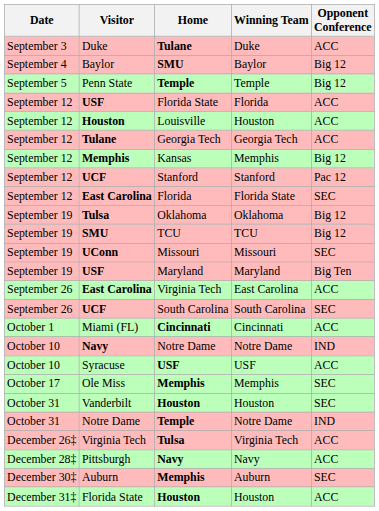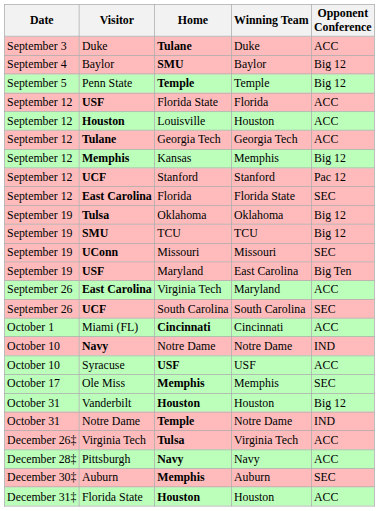(257, 271) Maryland -> (266, 271) East Carolina
(266, 290) East Carolina -> (257, 290) Maryland
(325, 402) SEC -> (330, 402) Big 12
